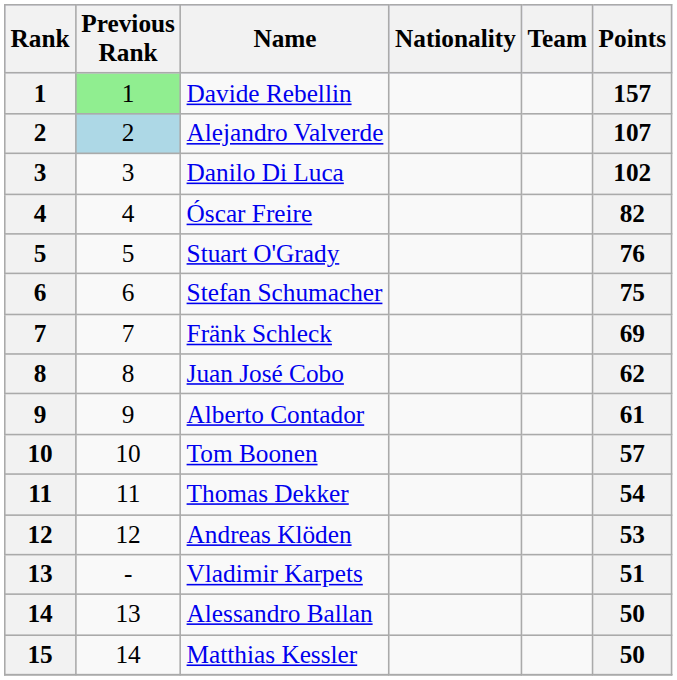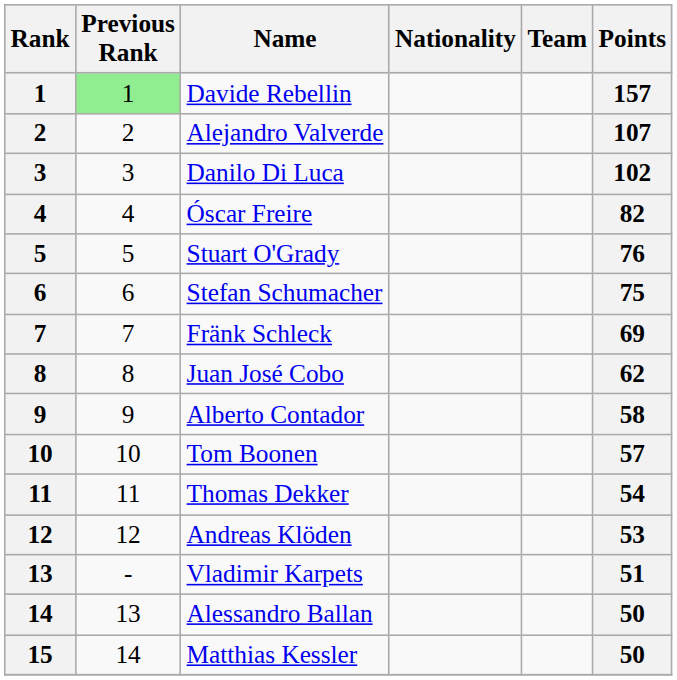(128, 133) lightblue background -> (128, 133) no background
(632, 413) 61 -> (632, 413) 58
